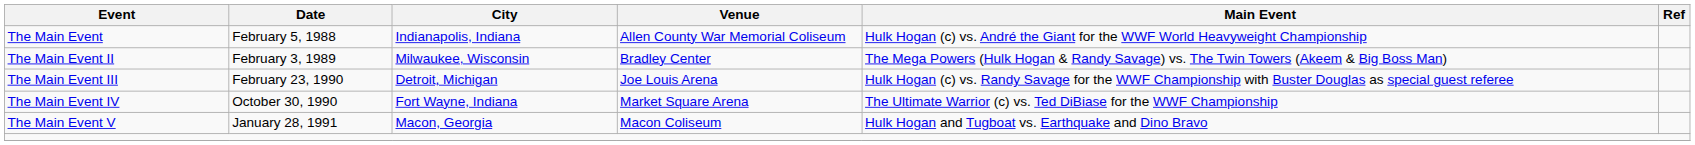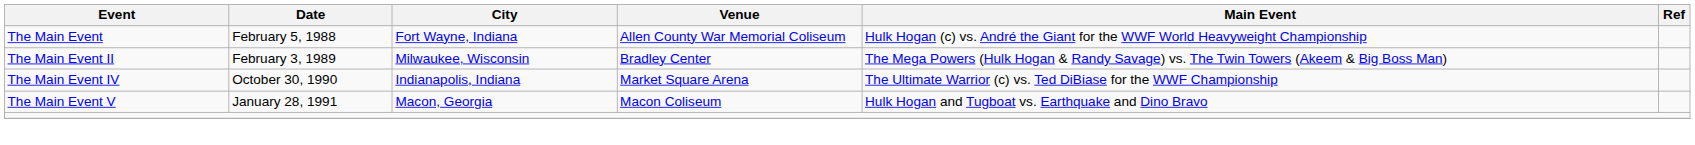(458, 36) Indianapolis, Indiana -> (456, 36) Fort Wayne, Indiana
- row: (63, 79)
(456, 101) Fort Wayne, Indiana -> (458, 79) Indianapolis, Indiana
